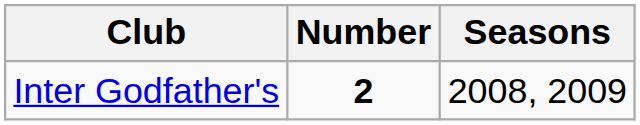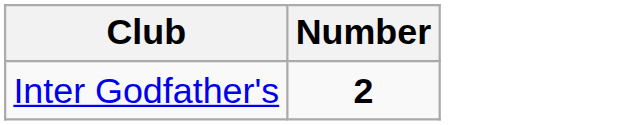- column: (537, 32)
